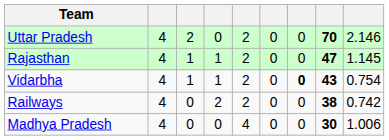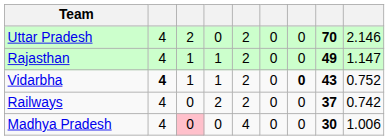(329, 59) 47 -> (329, 59) 49
(364, 59) 1.145 -> (364, 59) 1.147
(162, 80) normal -> (162, 80) bold
(364, 80) 0.754 -> (364, 80) 0.752
(329, 102) 38 -> (329, 102) 37
(190, 124) no background -> (190, 124) pink background
